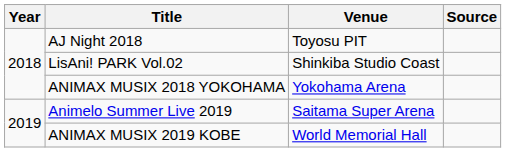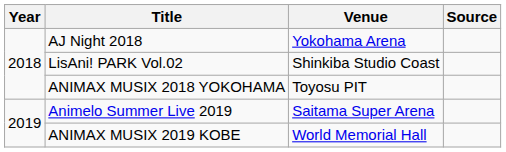(330, 40) Toyosu PIT -> (349, 40) Yokohama Arena
(349, 88) Yokohama Arena -> (330, 88) Toyosu PIT
